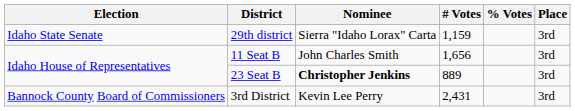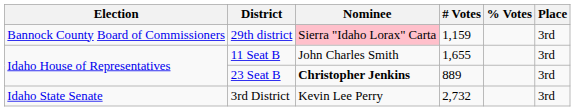(55, 34) Idaho State Senate -> (116, 34) Bannock County Board of Commissioners
(367, 34) no background -> (367, 34) pink background
(457, 55) 1,656 -> (457, 55) 1,655
(116, 95) Bannock County Board of Commissioners -> (55, 95) Idaho State Senate
(457, 95) 2,431 -> (457, 95) 2,732
